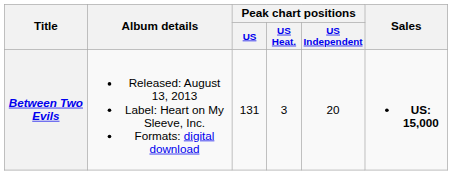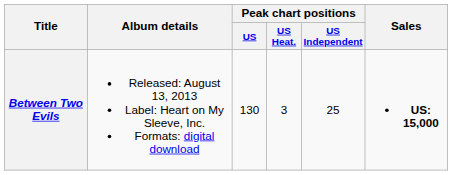(250, 109) 131 -> (250, 109) 130
(333, 109) 20 -> (333, 109) 25
